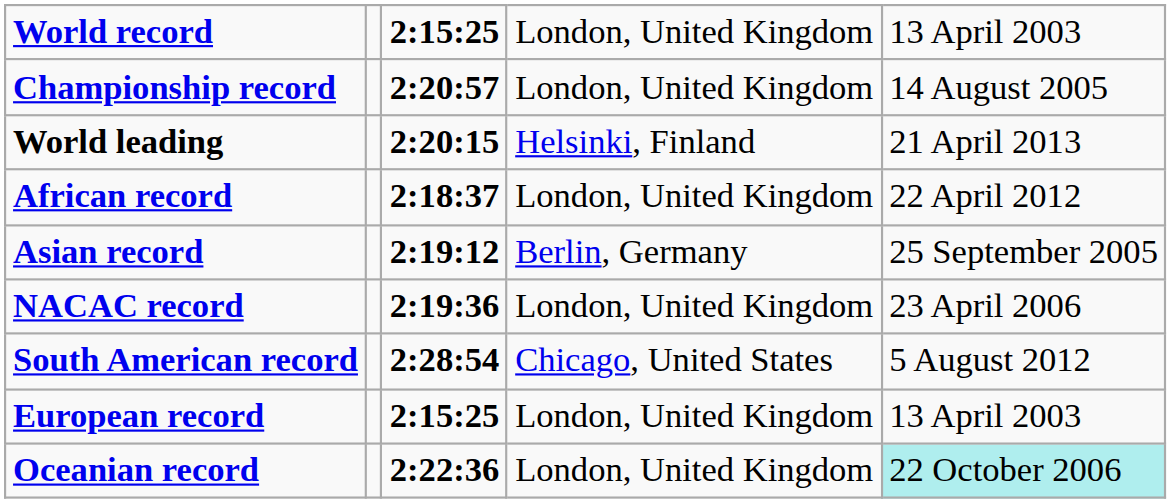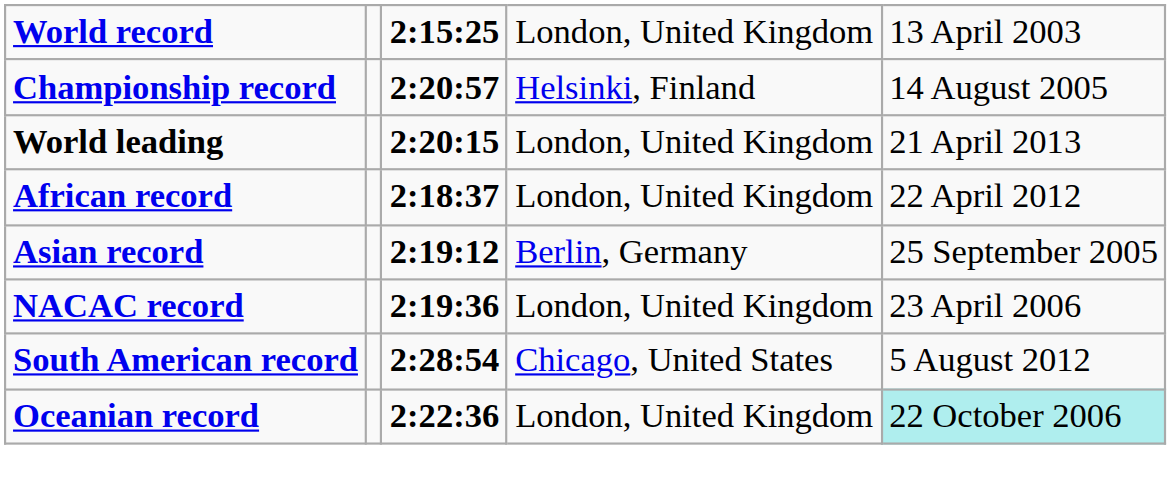(694, 86) London, United Kingdom -> (635, 86) Helsinki, Finland
(635, 141) Helsinki, Finland -> (694, 141) London, United Kingdom
- row: (139, 415)
